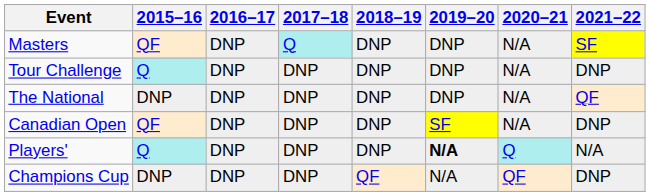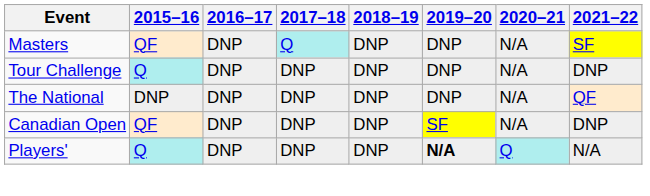- row: (69, 177)
